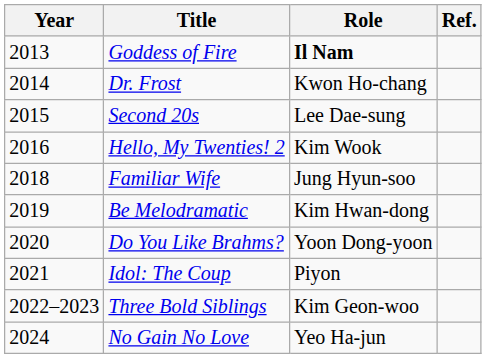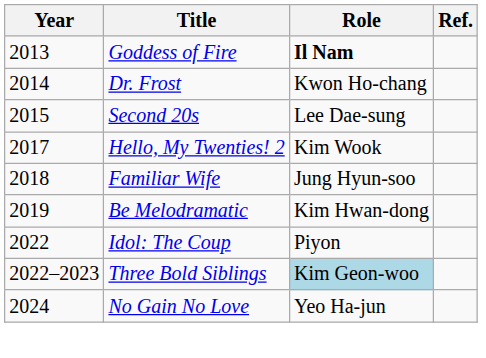(29, 147) 2016 -> (29, 147) 2017
- row: (196, 242)
(29, 274) 2021 -> (29, 242) 2022
(356, 305) no background -> (356, 274) lightblue background
